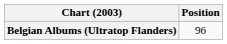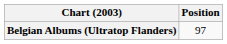(201, 30) 96 -> (201, 30) 97
